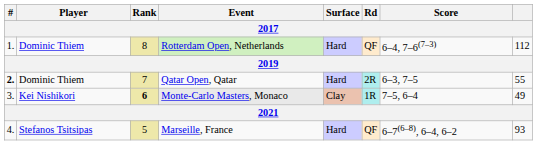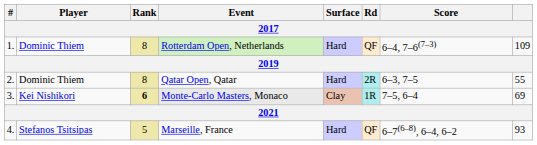(522, 46) 112 -> (522, 46) 109
(11, 80) bold -> (11, 80) normal
(145, 80) 7 -> (145, 80) 8
(520, 96) 49 -> (520, 96) 69
